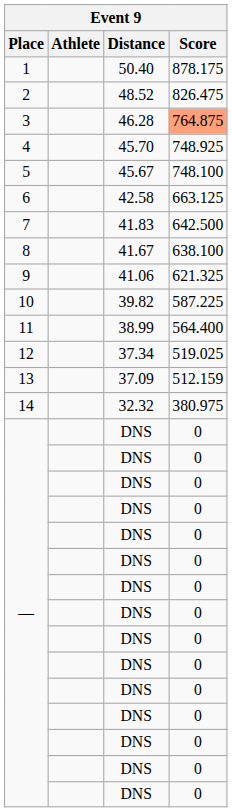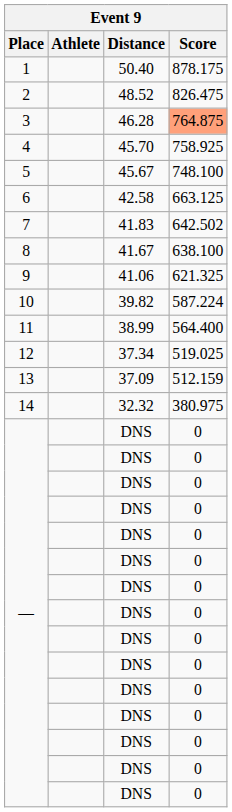(198, 147) 748.925 -> (198, 147) 758.925
(198, 224) 642.500 -> (198, 224) 642.502
(198, 302) 587.225 -> (198, 302) 587.224
